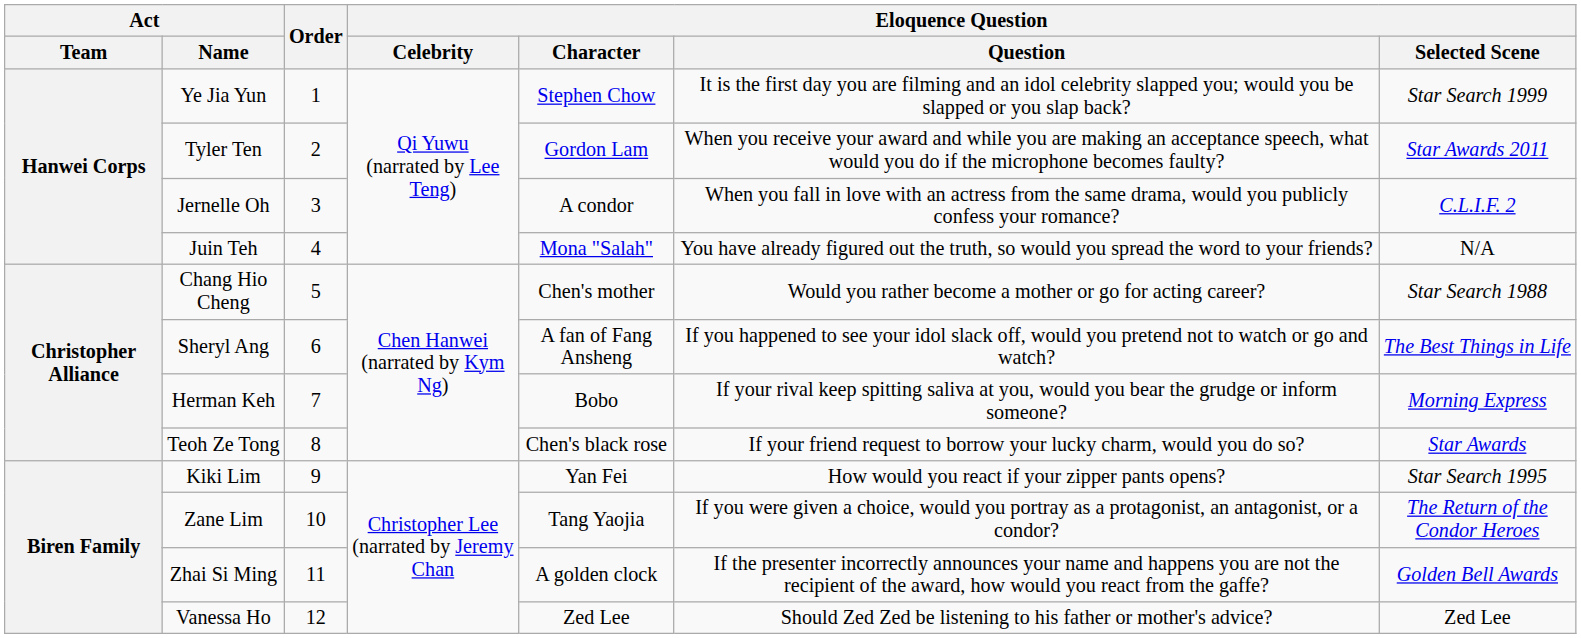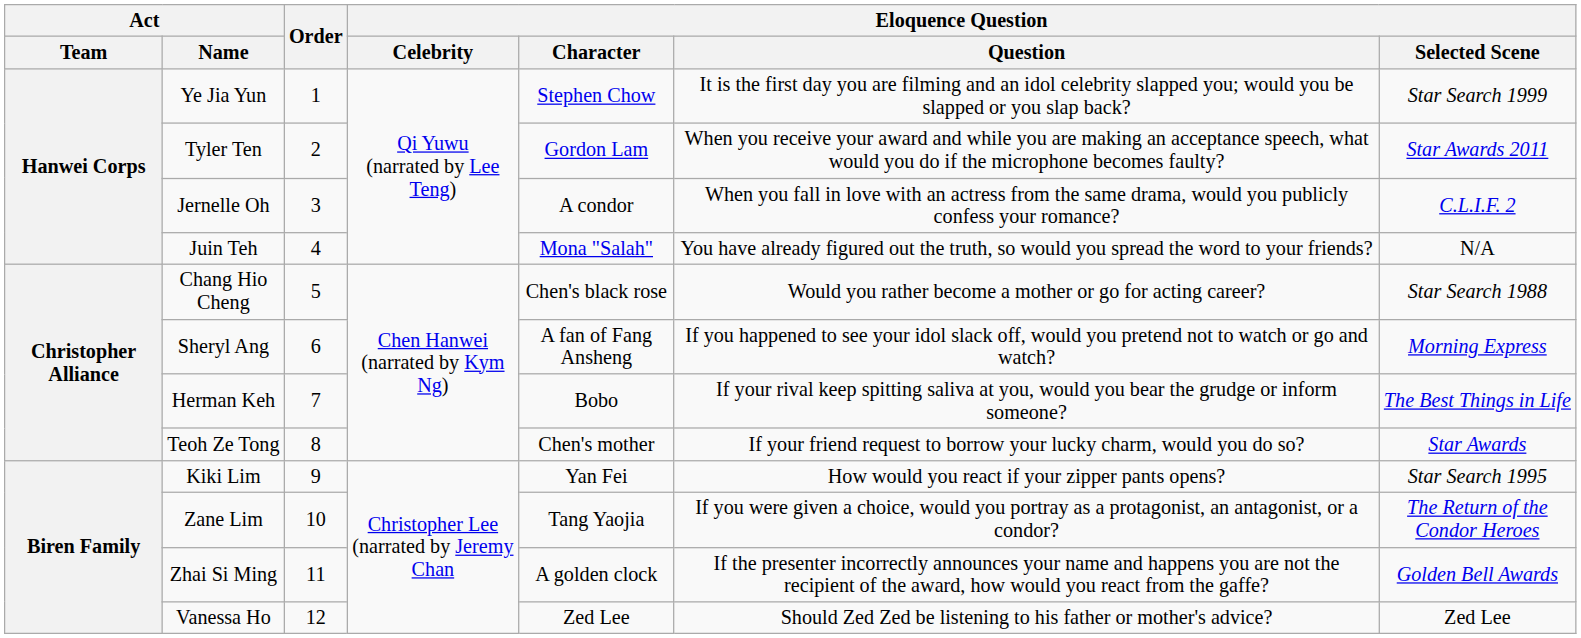(596, 291) Chen's mother -> (596, 291) Chen's black rose
(1477, 346) The Best Things in Life -> (1477, 346) Morning Express
(1477, 401) Morning Express -> (1477, 401) The Best Things in Life
(596, 444) Chen's black rose -> (596, 444) Chen's mother
